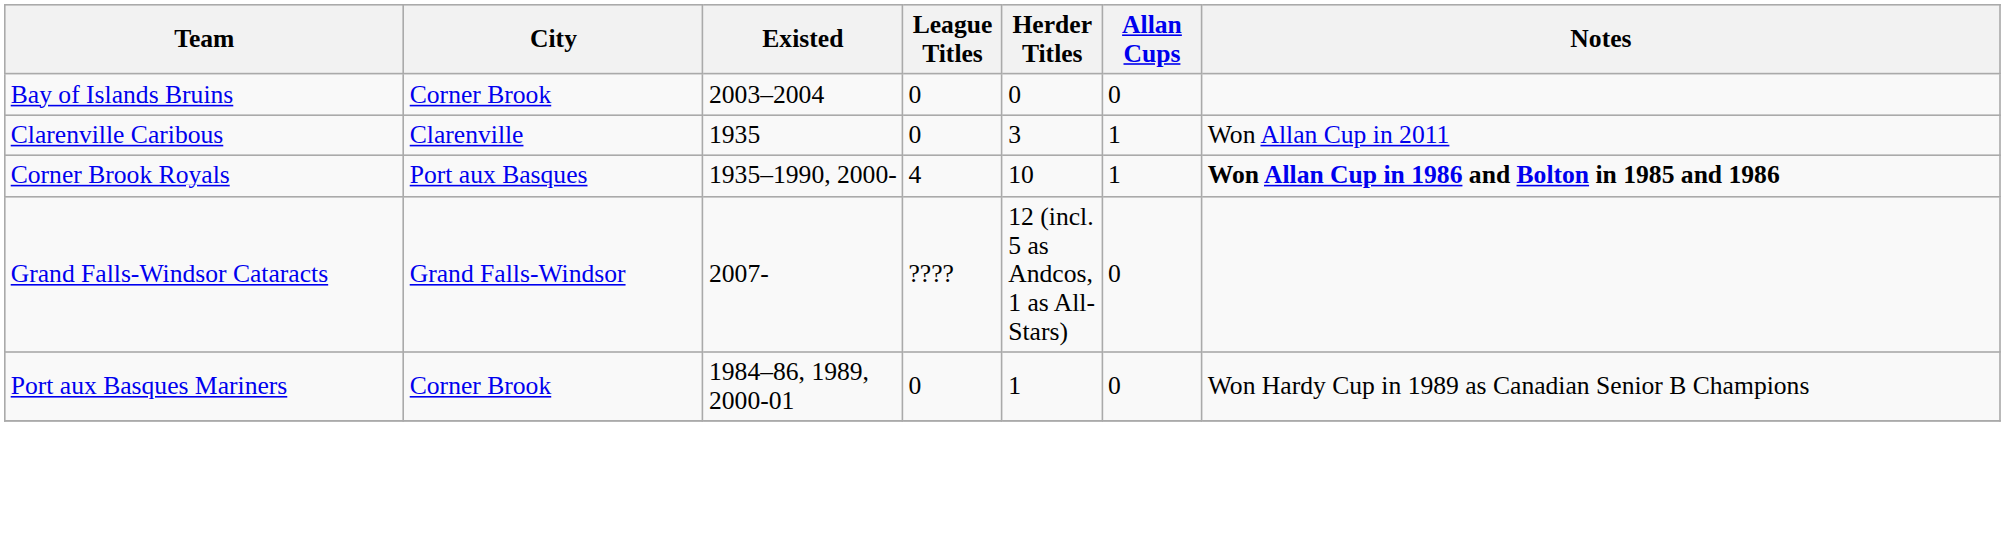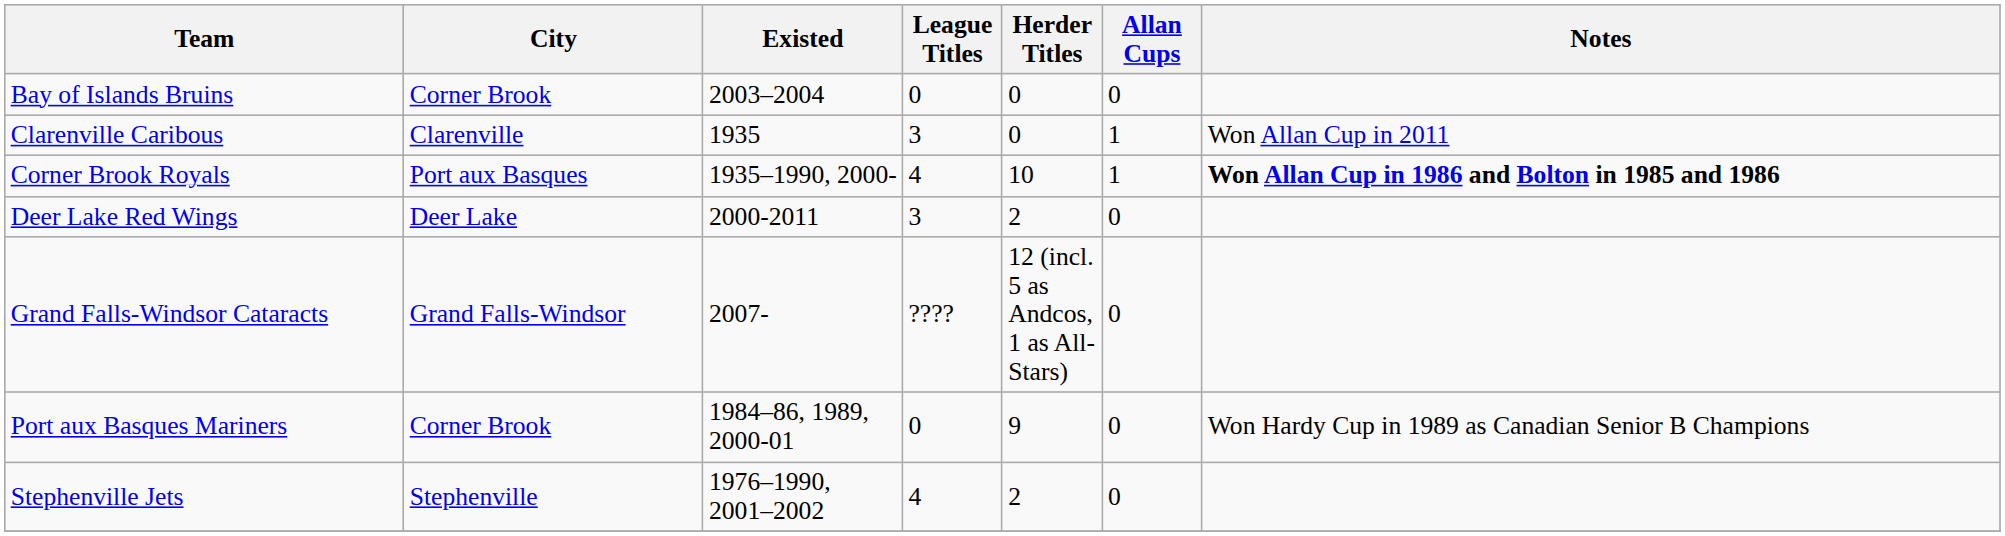(915, 134) 0 -> (915, 134) 3
(1015, 134) 3 -> (1015, 134) 0
+ row: (124, 216)
(1015, 386) 1 -> (1015, 426) 9
+ row: (97, 496)
